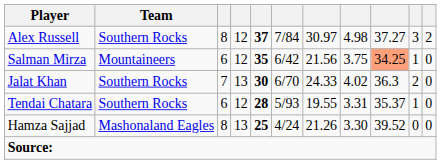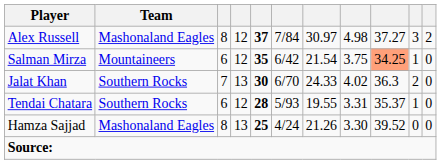(143, 37) Southern Rocks -> (156, 37) Mashonaland Eagles
(321, 59) 21.56 -> (321, 59) 21.54
